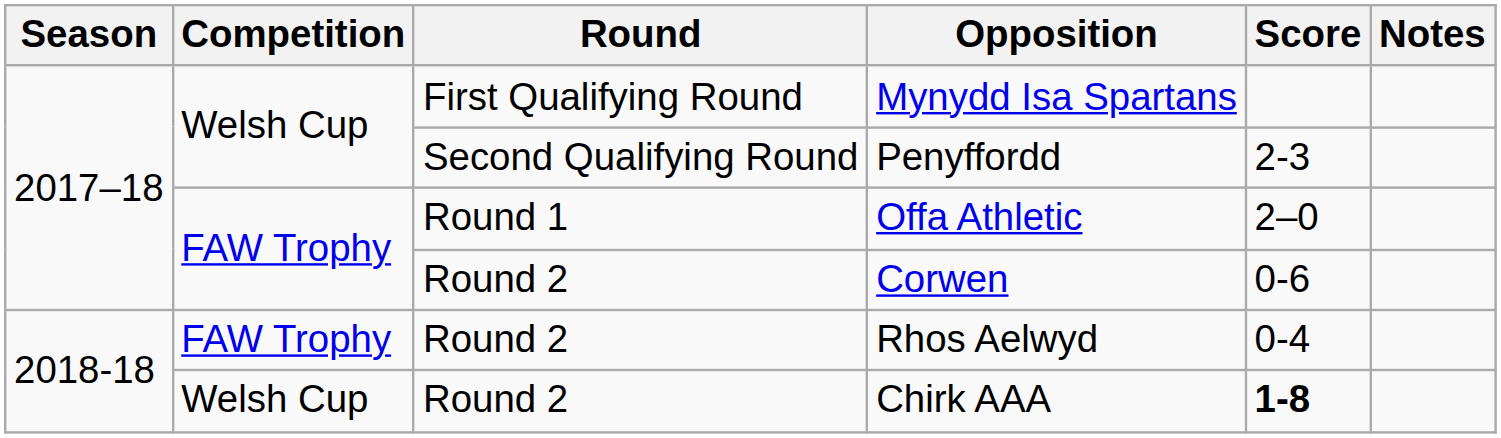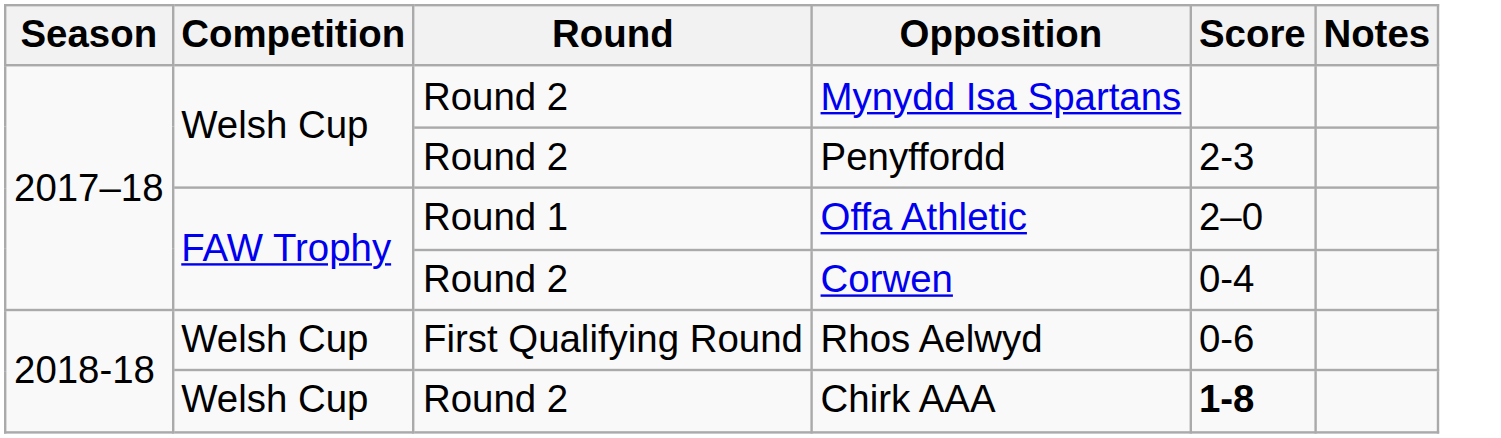(613, 95) First Qualifying Round -> (496, 95) Round 2
(641, 156) Second Qualifying Round -> (496, 156) Round 2
(1282, 278) 0-6 -> (1227, 278) 0-4
(286, 339) FAW Trophy -> (275, 339) Welsh Cup
(496, 339) Round 2 -> (613, 339) First Qualifying Round
(1282, 339) 0-4 -> (1227, 339) 0-6
